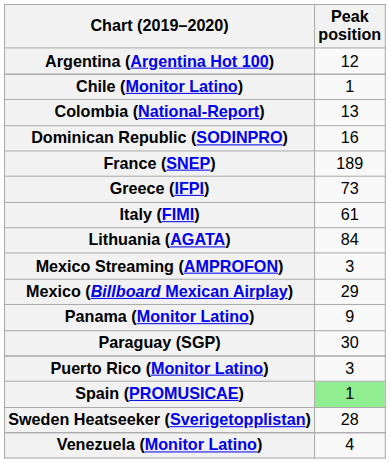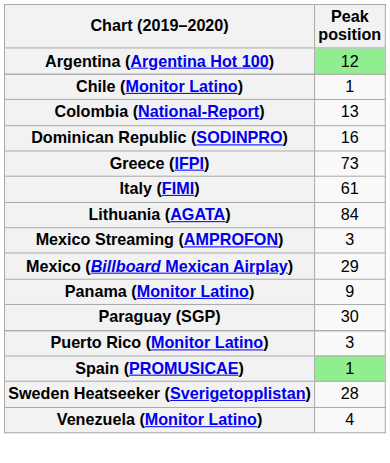(350, 61) no background -> (350, 61) lightgreen background
- row: (160, 163)
